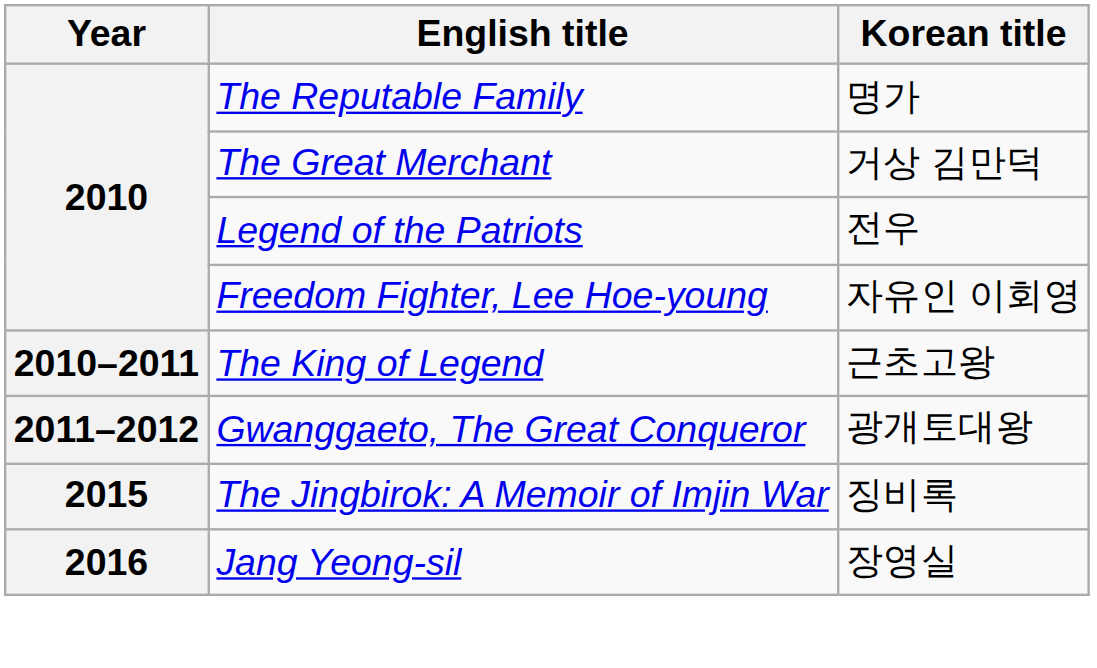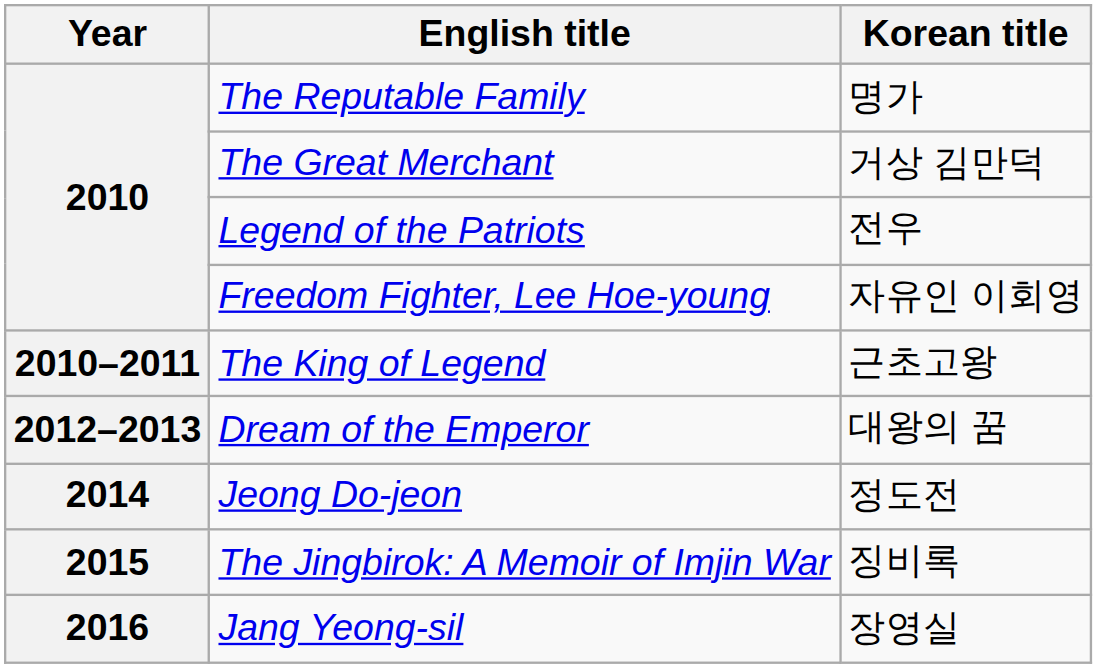- row: (511, 429)
+ row: (404, 429)
+ row: (340, 495)
